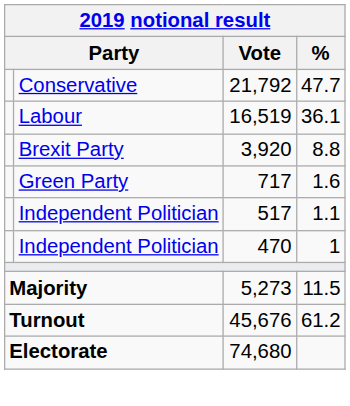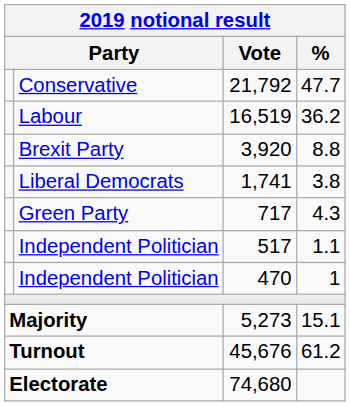(321, 117) 36.1 -> (321, 117) 36.2
+ row: (101, 181)
(326, 181) 1.6 -> (326, 213) 4.3
(321, 287) 11.5 -> (321, 320) 15.1
